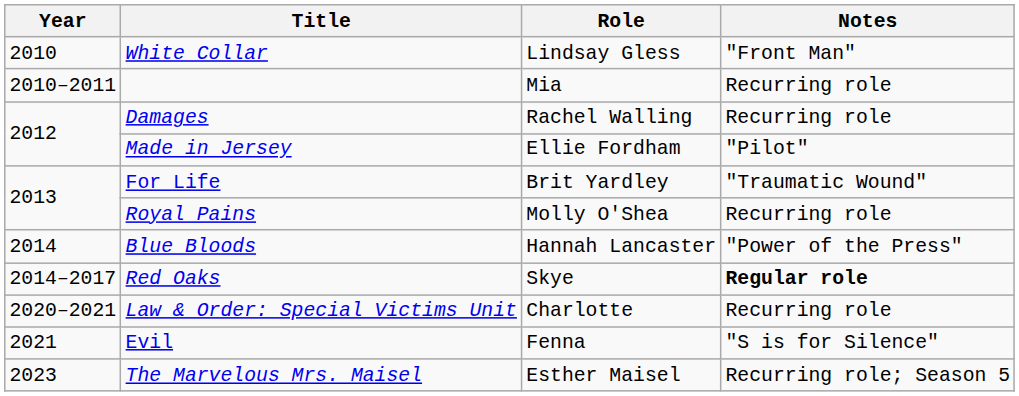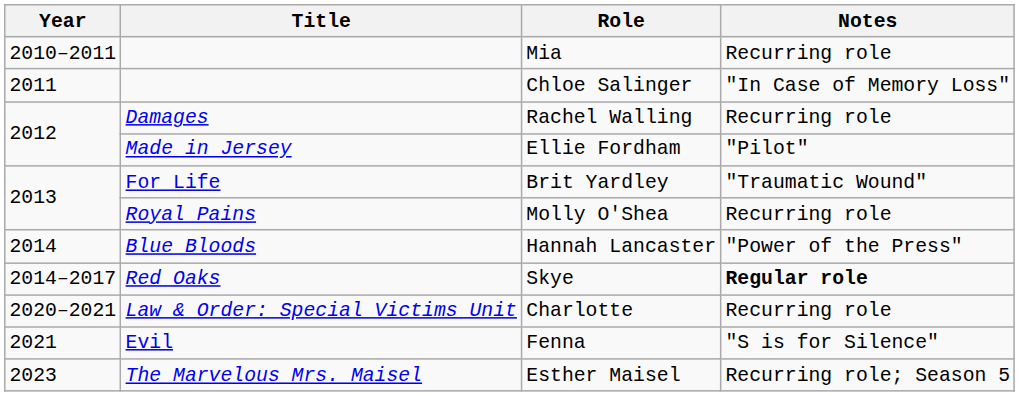- row: (603, 53)
+ row: (609, 85)
